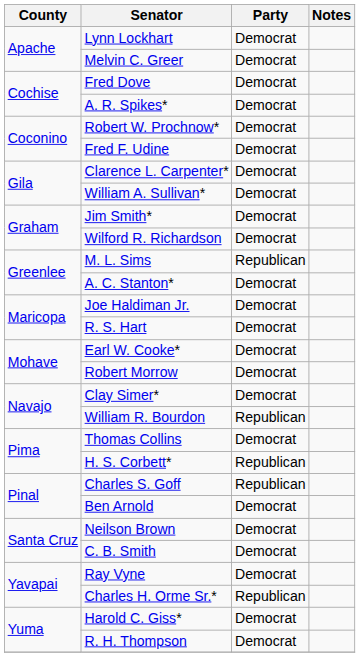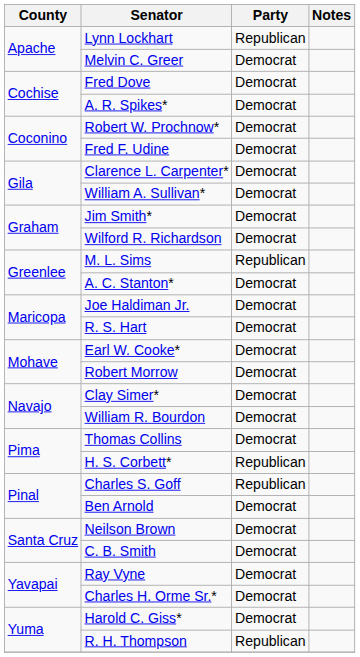(266, 37) Democrat -> (270, 37) Republican
(270, 417) Republican -> (266, 417) Democrat
(270, 596) Republican -> (266, 596) Democrat
(266, 640) Democrat -> (270, 640) Republican
